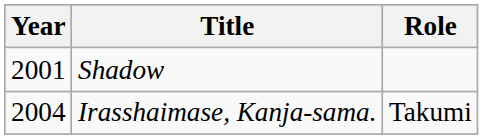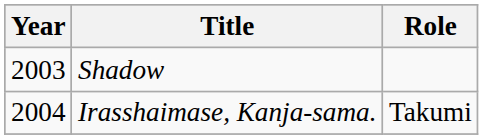(38, 69) 2001 -> (38, 69) 2003
